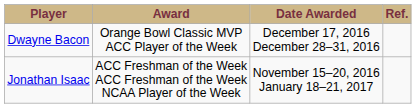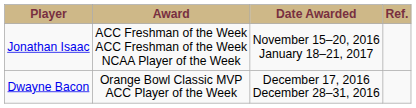rows swapped: (48, 80) <-> (48, 40)
